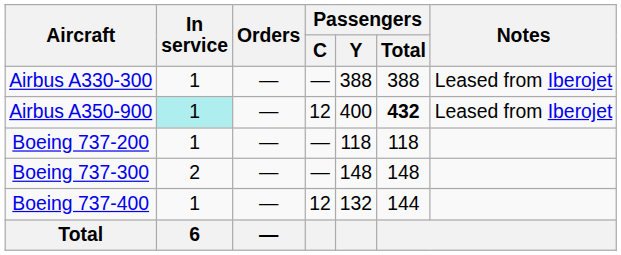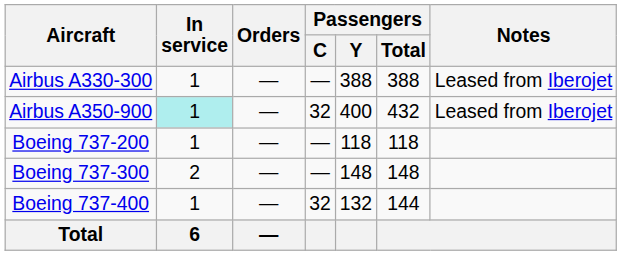(320, 111) 12 -> (320, 111) 32
(403, 111) bold -> (403, 111) normal
(320, 204) 12 -> (320, 204) 32
